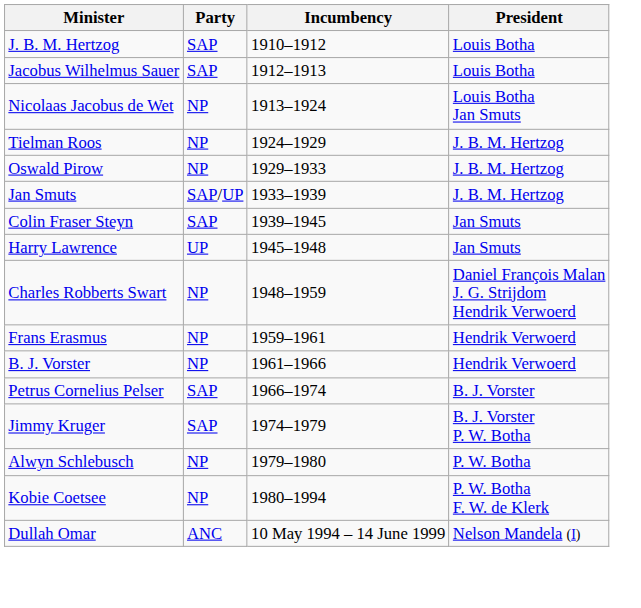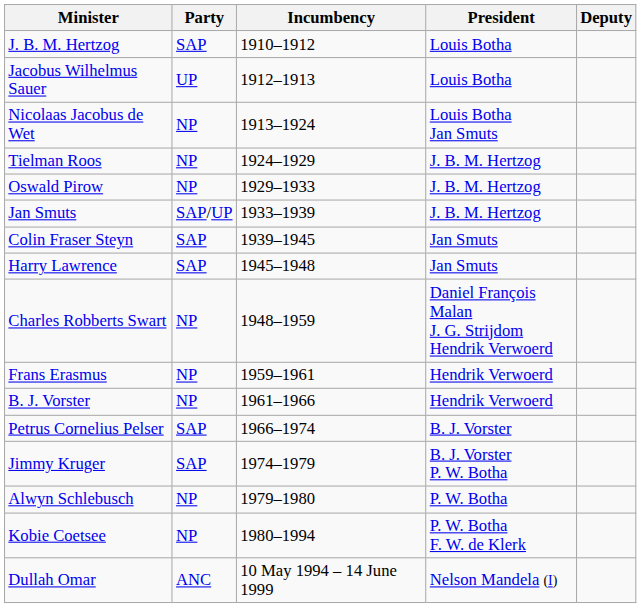+ column: (606, 17)
(202, 70) SAP -> (187, 79) UP
(198, 247) UP -> (191, 266) SAP
